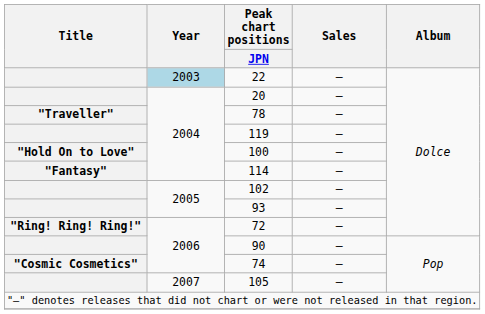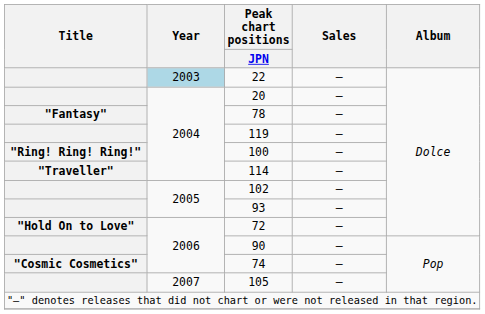(76, 115) "Traveller" -> (76, 115) "Fantasy"
(76, 152) "Hold On to Love" -> (76, 152) "Ring! Ring! Ring!"
(76, 171) "Fantasy" -> (76, 171) "Traveller"
(76, 227) "Ring! Ring! Ring!" -> (76, 227) "Hold On to Love"
